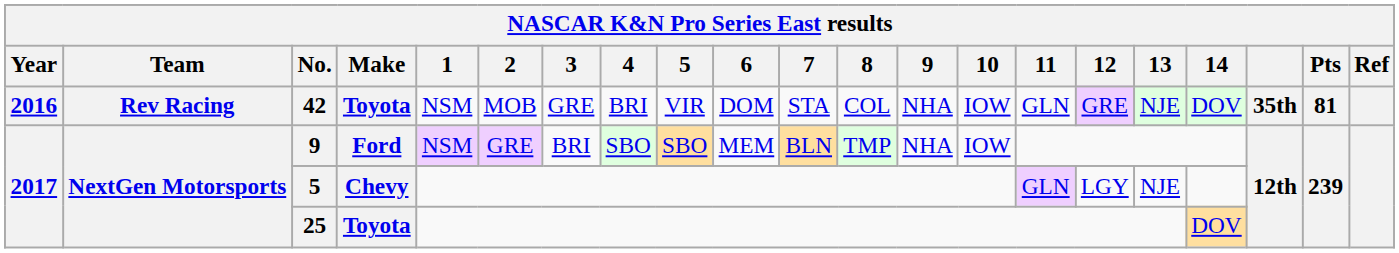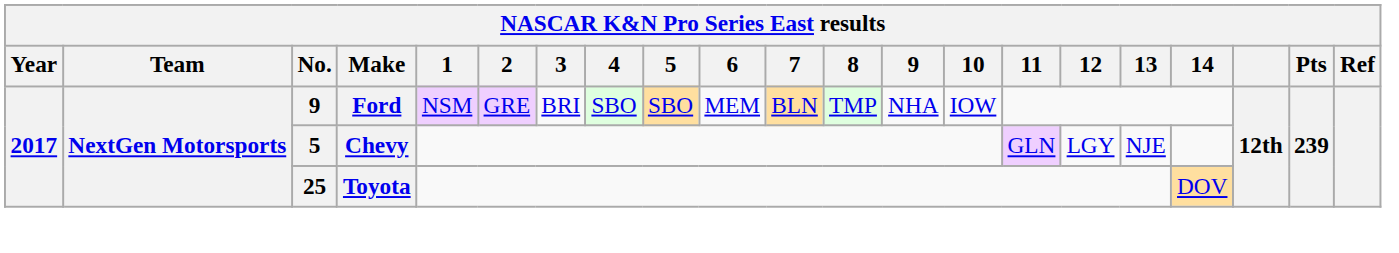- row: (315, 105)
